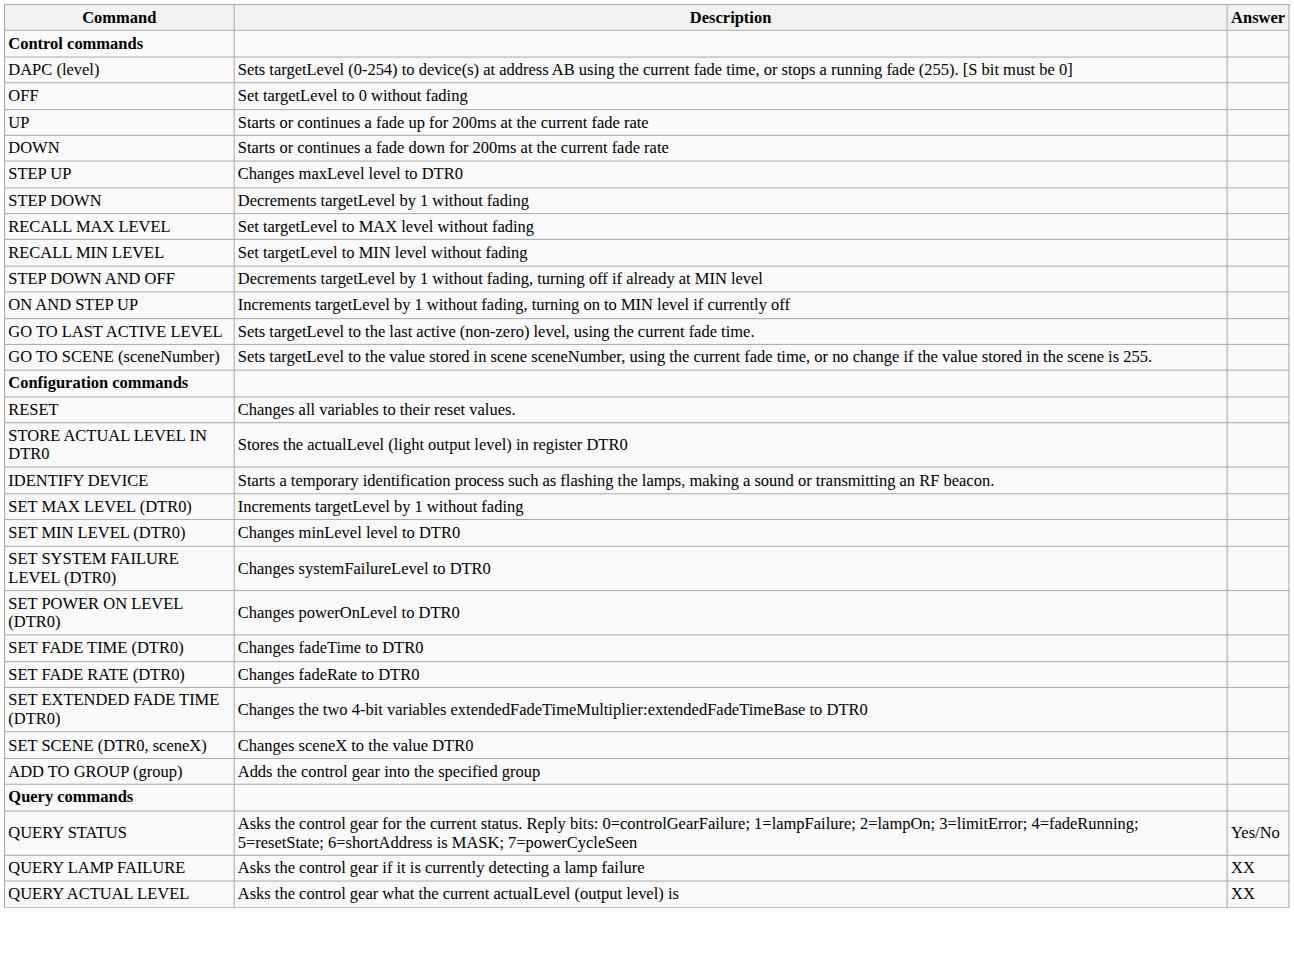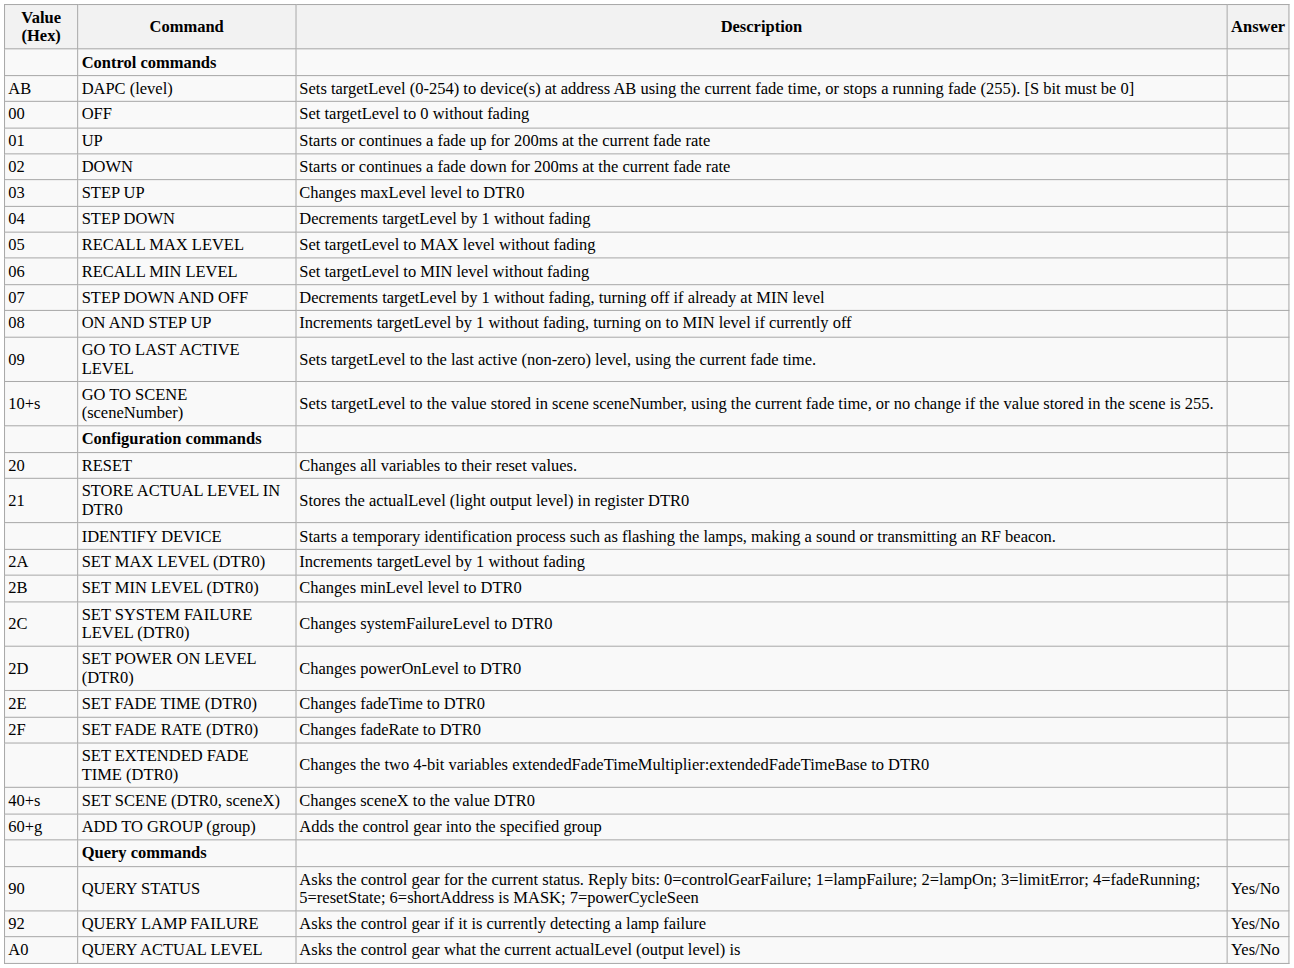+ column: (41, 26)
(1243, 868) XX -> (1255, 923) Yes/No
(1243, 894) XX -> (1255, 949) Yes/No
